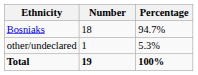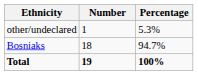rows swapped: (26, 29) <-> (42, 45)
